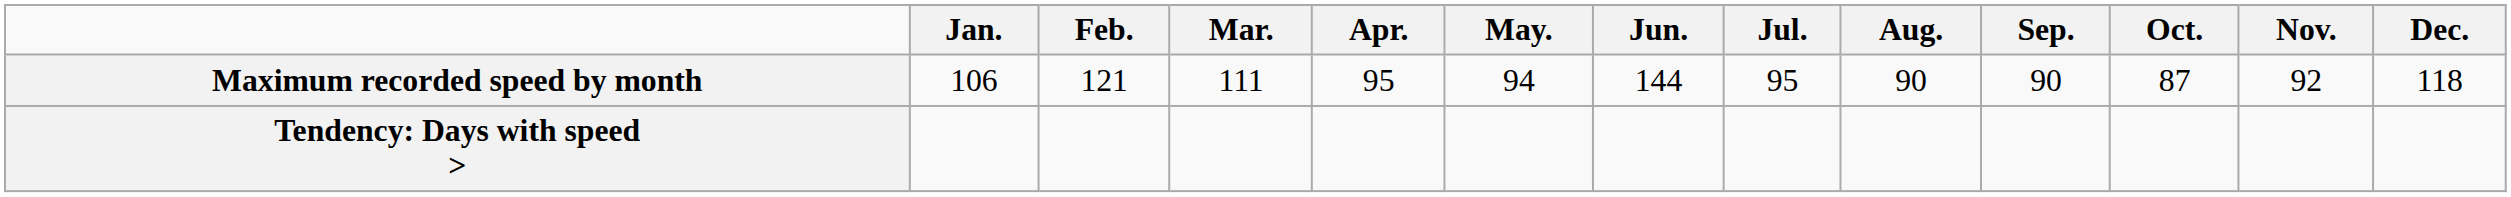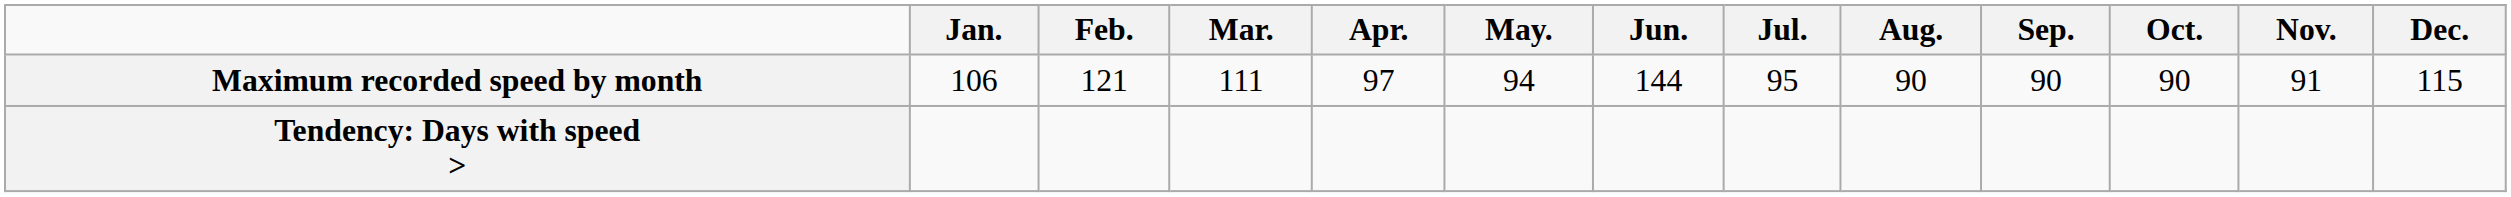(1379, 79) 95 -> (1379, 79) 97
(2175, 79) 87 -> (2175, 79) 90
(2306, 79) 92 -> (2306, 79) 91
(2440, 79) 118 -> (2440, 79) 115
